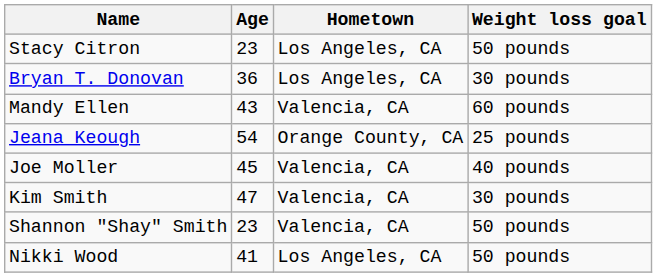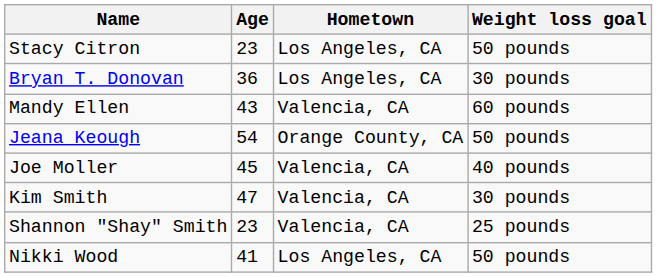(521, 138) 25 pounds -> (521, 138) 50 pounds
(521, 227) 50 pounds -> (521, 227) 25 pounds
